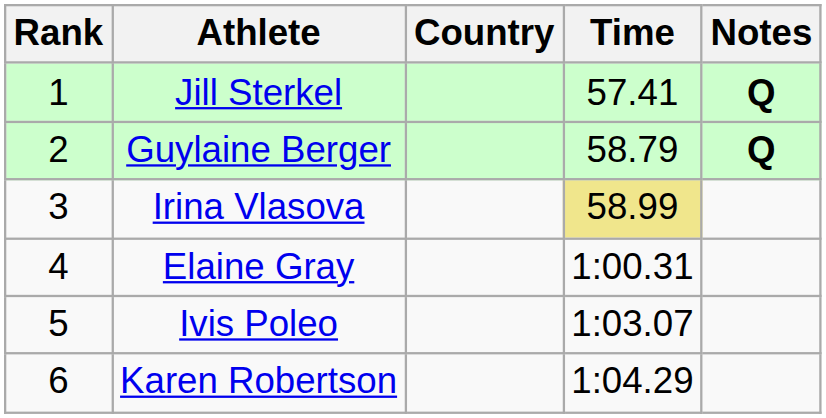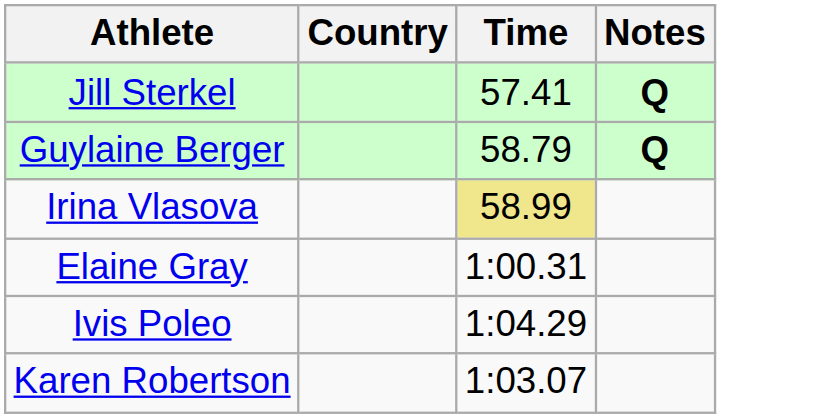- column: (58, 33)
(632, 324) 1:03.07 -> (526, 324) 1:04.29
(632, 382) 1:04.29 -> (526, 382) 1:03.07
